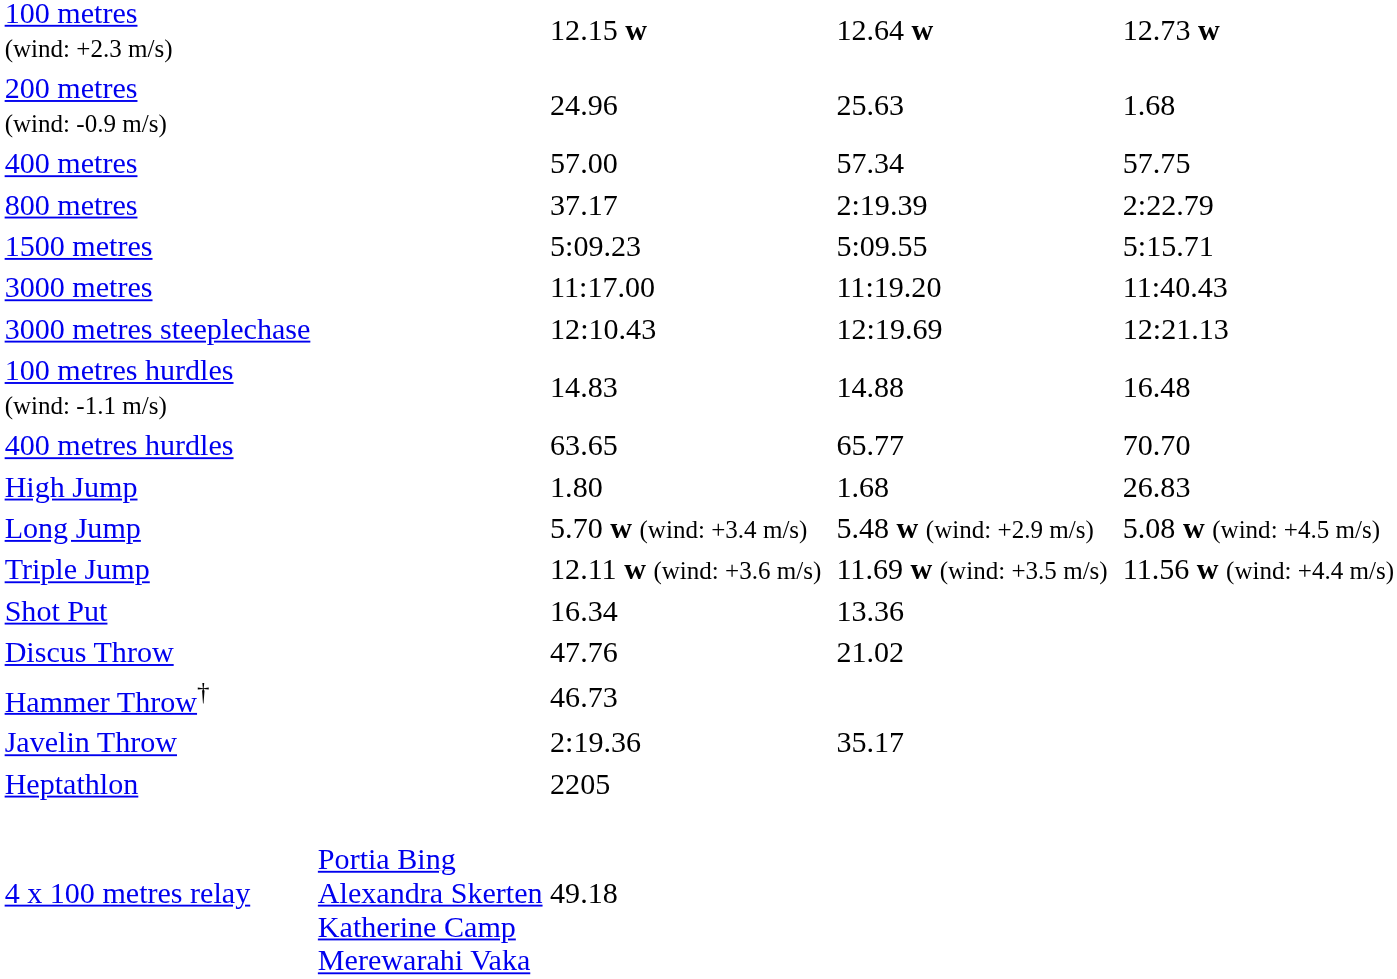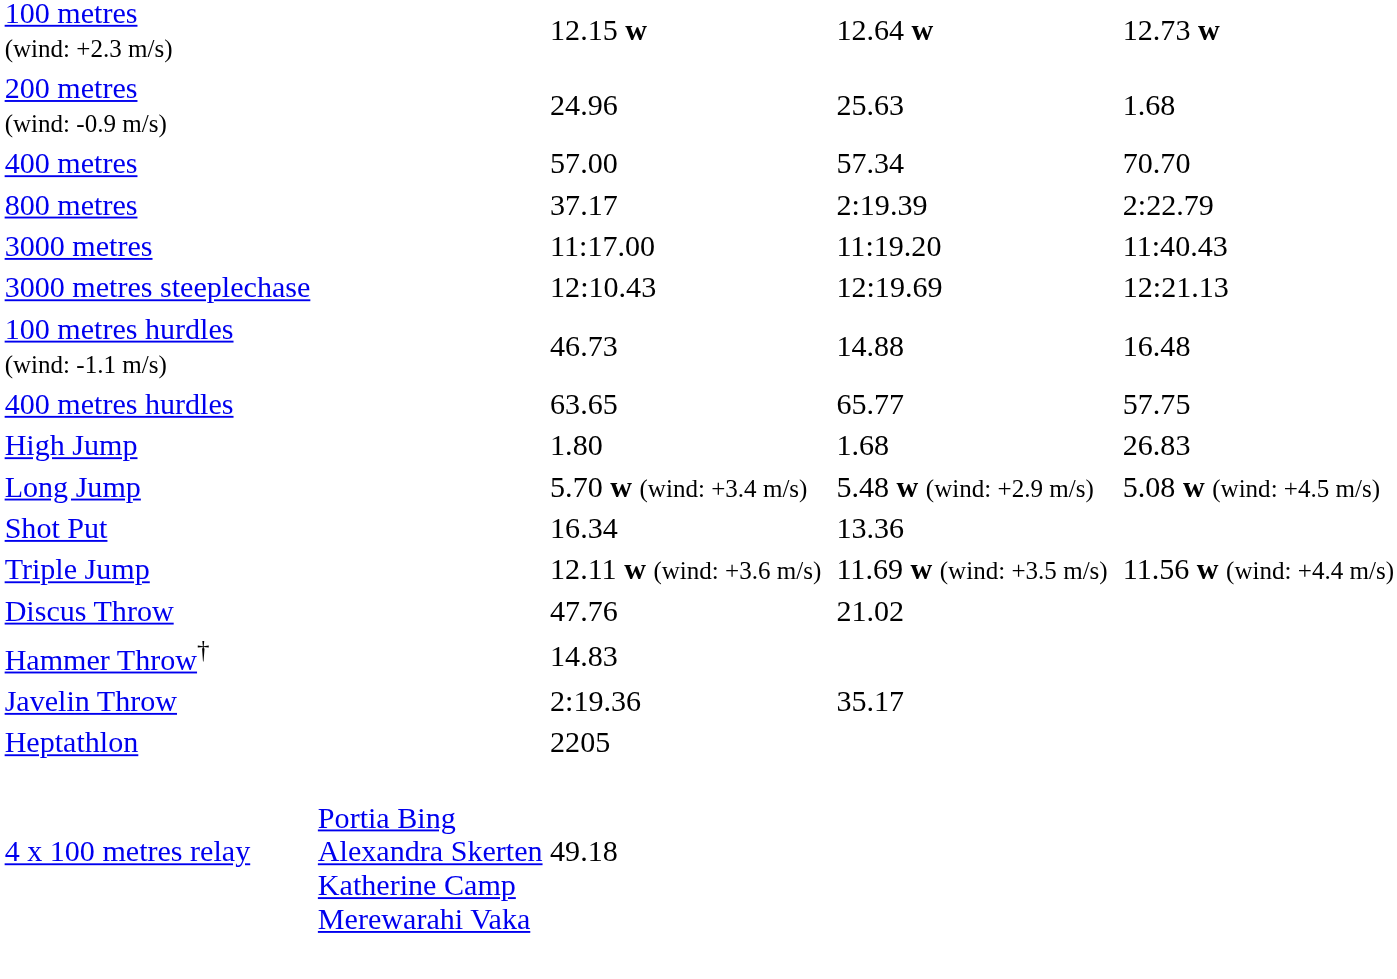(1157, 163) 57.75 -> (1157, 163) 70.70
- row: (79, 246)
(584, 387) 14.83 -> (584, 345) 46.73
(1157, 445) 70.70 -> (1157, 404) 57.75
rows swapped: (77, 569) <-> (56, 610)
(584, 697) 46.73 -> (584, 656) 14.83
